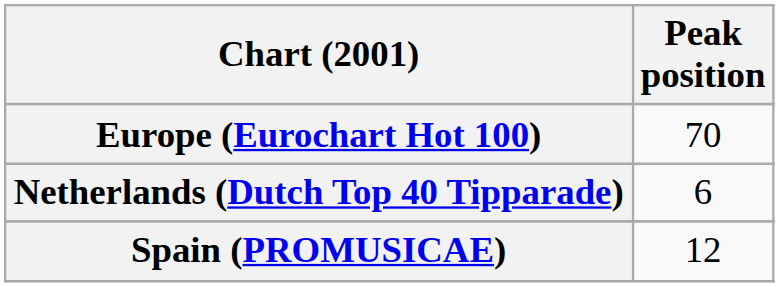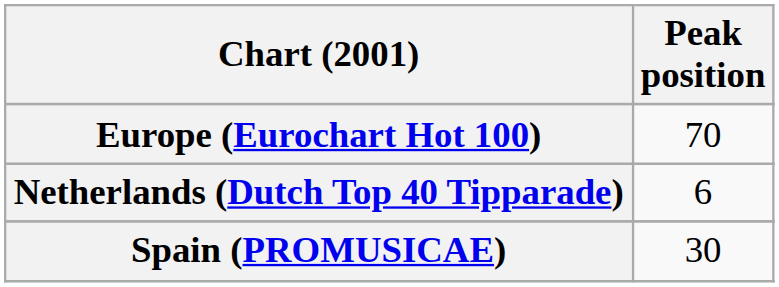(703, 250) 12 -> (703, 250) 30
